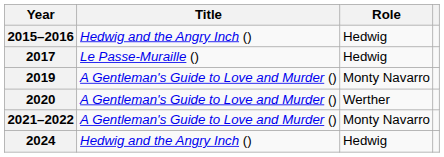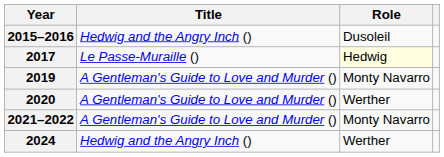(365, 36) Hedwig -> (367, 36) Dusoleil
(365, 57) no background -> (365, 57) lightyellow background
(365, 141) Hedwig -> (366, 141) Werther
